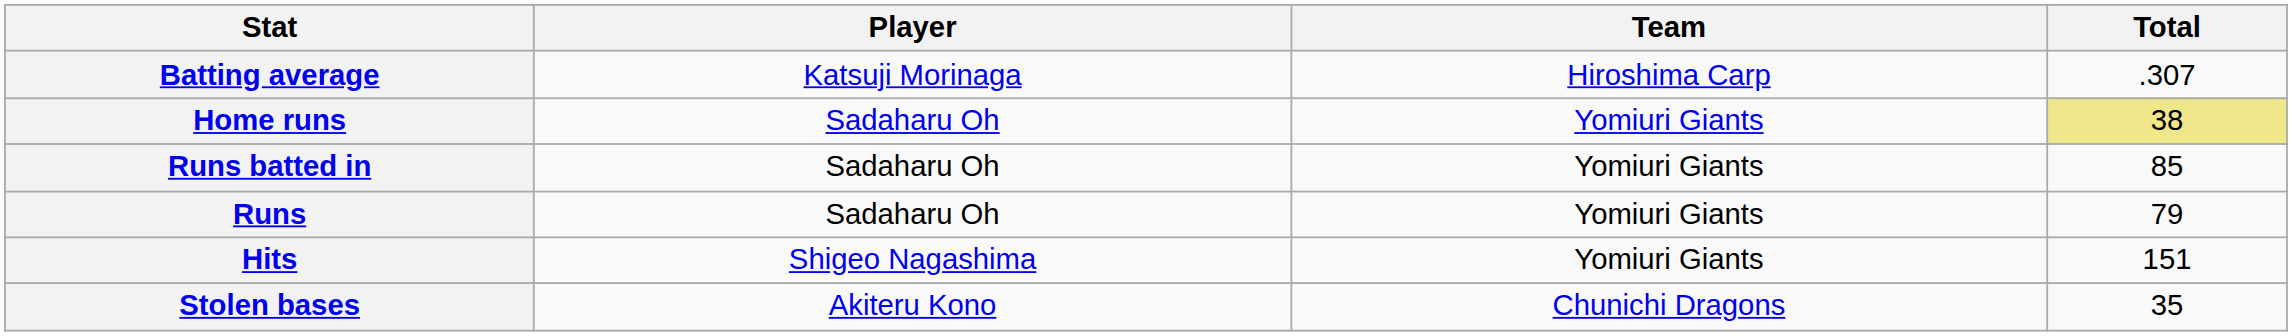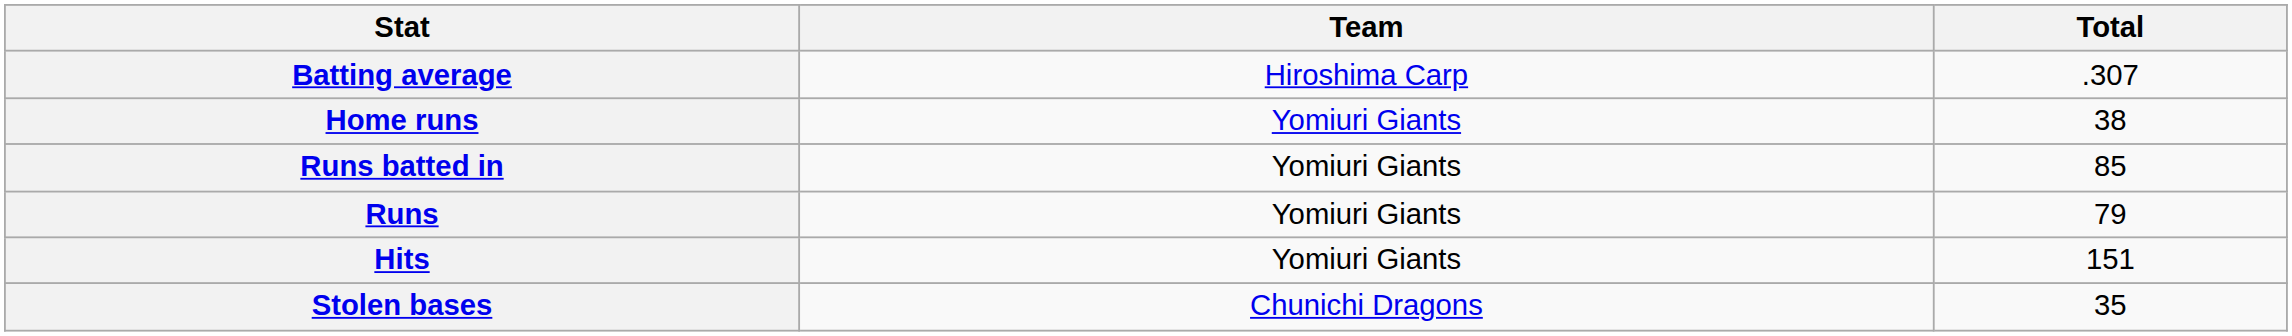- column: (913, 27)
(2167, 120) khaki background -> (2110, 120) no background
